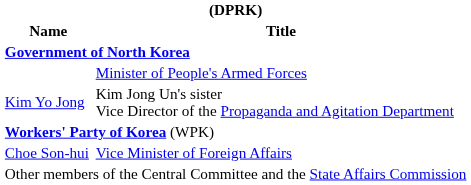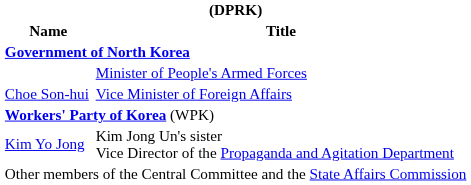rows swapped: (47, 152) <-> (45, 102)
